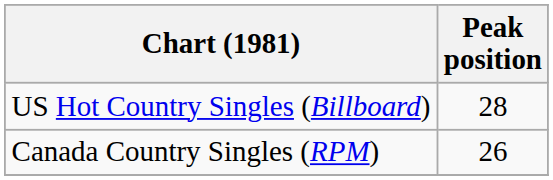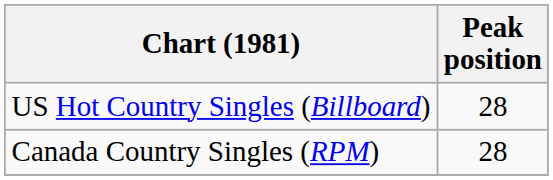(493, 151) 26 -> (493, 151) 28
